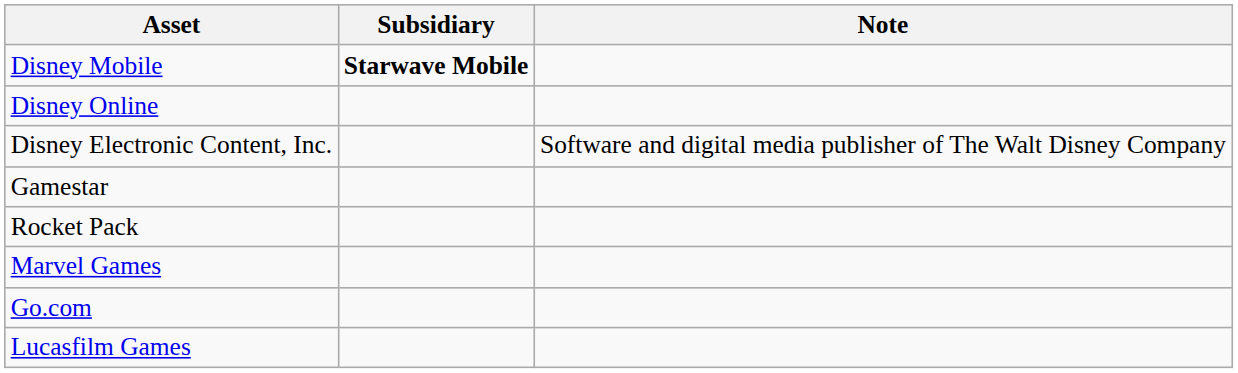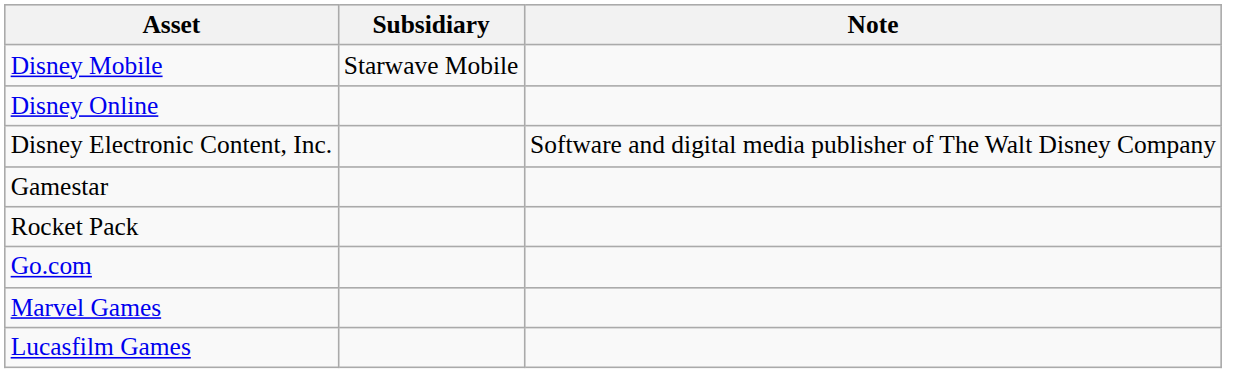(436, 65) bold -> (431, 65) normal
rows swapped: (51, 307) <-> (86, 266)
